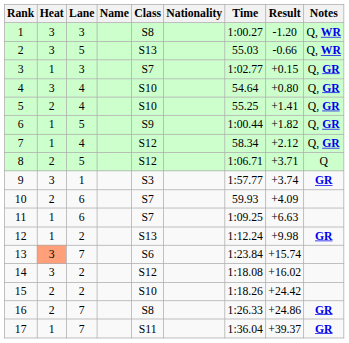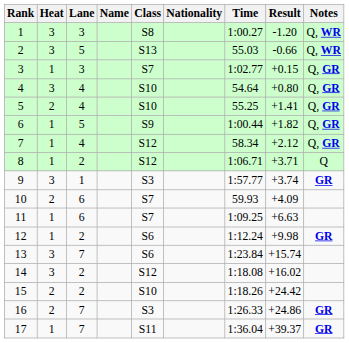(52, 161) 2 -> (52, 161) 1
(82, 161) 5 -> (82, 161) 2
(148, 236) S13 -> (148, 236) S6
(52, 254) lightsalmon background -> (52, 254) no background
(148, 310) S8 -> (148, 310) S3
